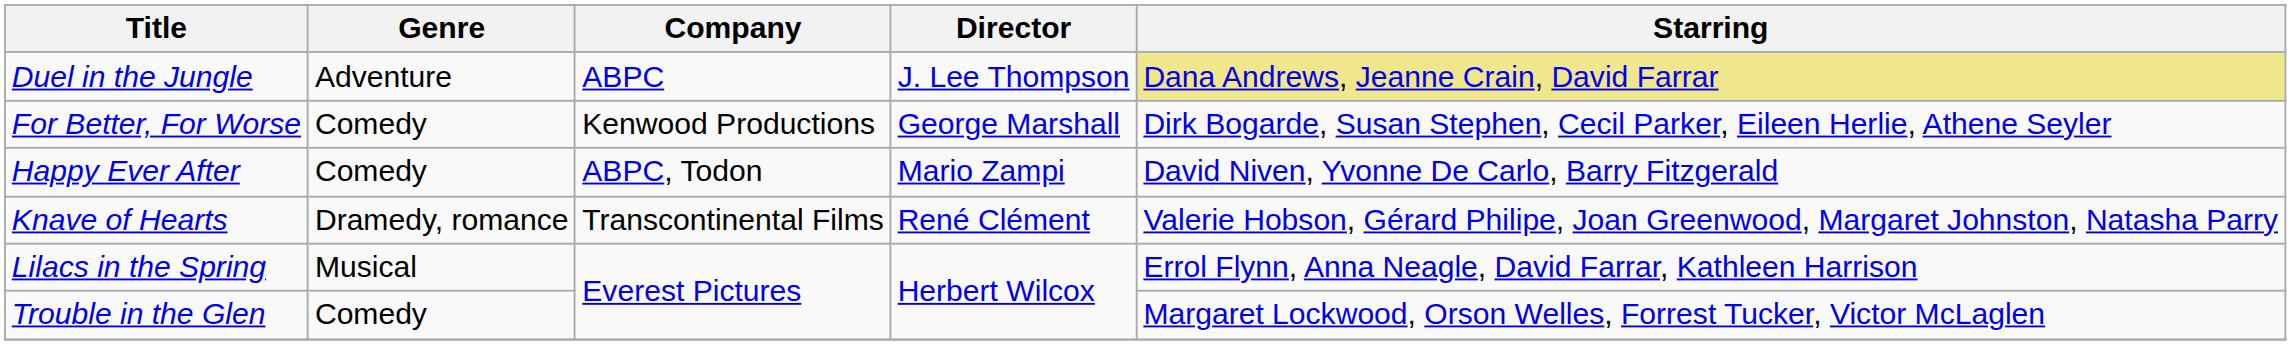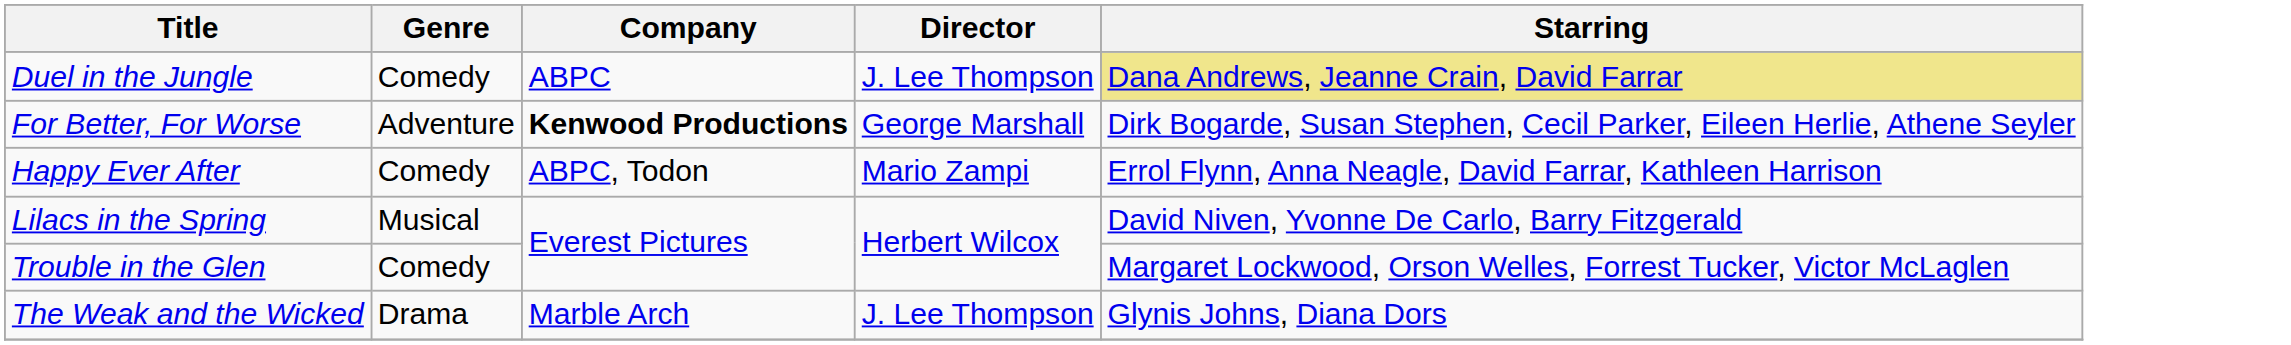(383, 76) Adventure -> (434, 76) Comedy
(371, 123) Comedy -> (446, 123) Adventure
(729, 123) normal -> (688, 123) bold
(1461, 171) David Niven, Yvonne De Carlo, Barry Fitzgerald -> (1495, 171) Errol Flynn, Anna Neagle, David Farrar, Kathleen Harrison
- row: (120, 219)
(1530, 266) Errol Flynn, Anna Neagle, David Farrar, Kathleen Harrison -> (1425, 219) David Niven, Yvonne De Carlo, Barry Fitzgerald
+ row: (188, 314)
